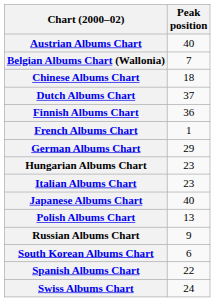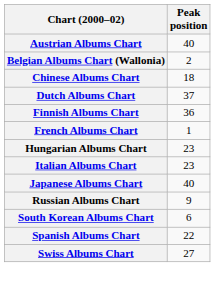(189, 60) 7 -> (189, 60) 2
- row: (86, 148)
- row: (86, 218)
(189, 288) 24 -> (189, 253) 27
